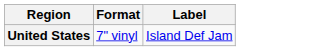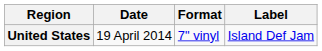+ column: (134, 14)
